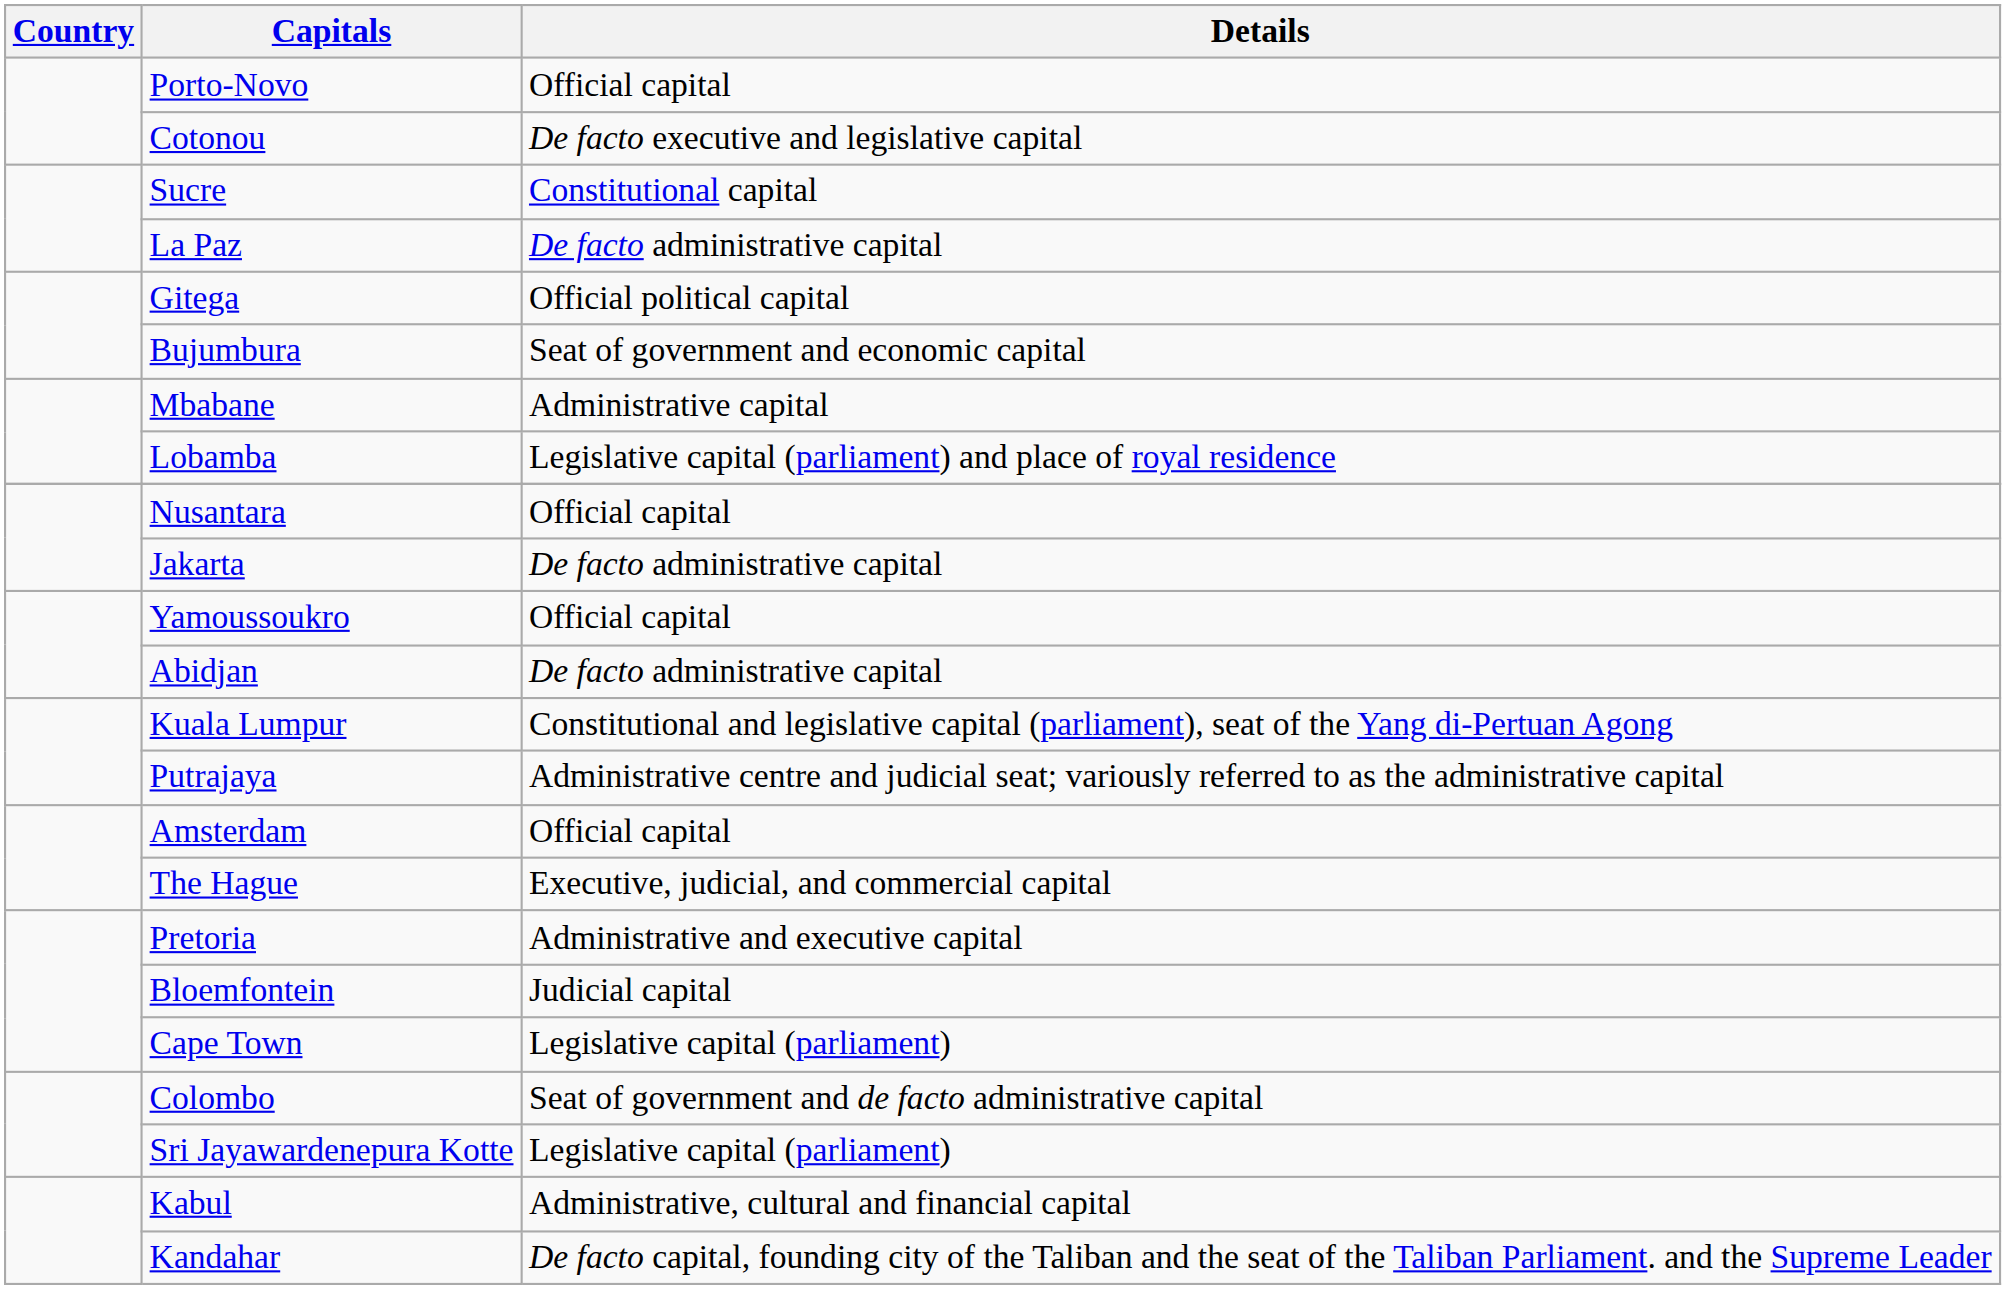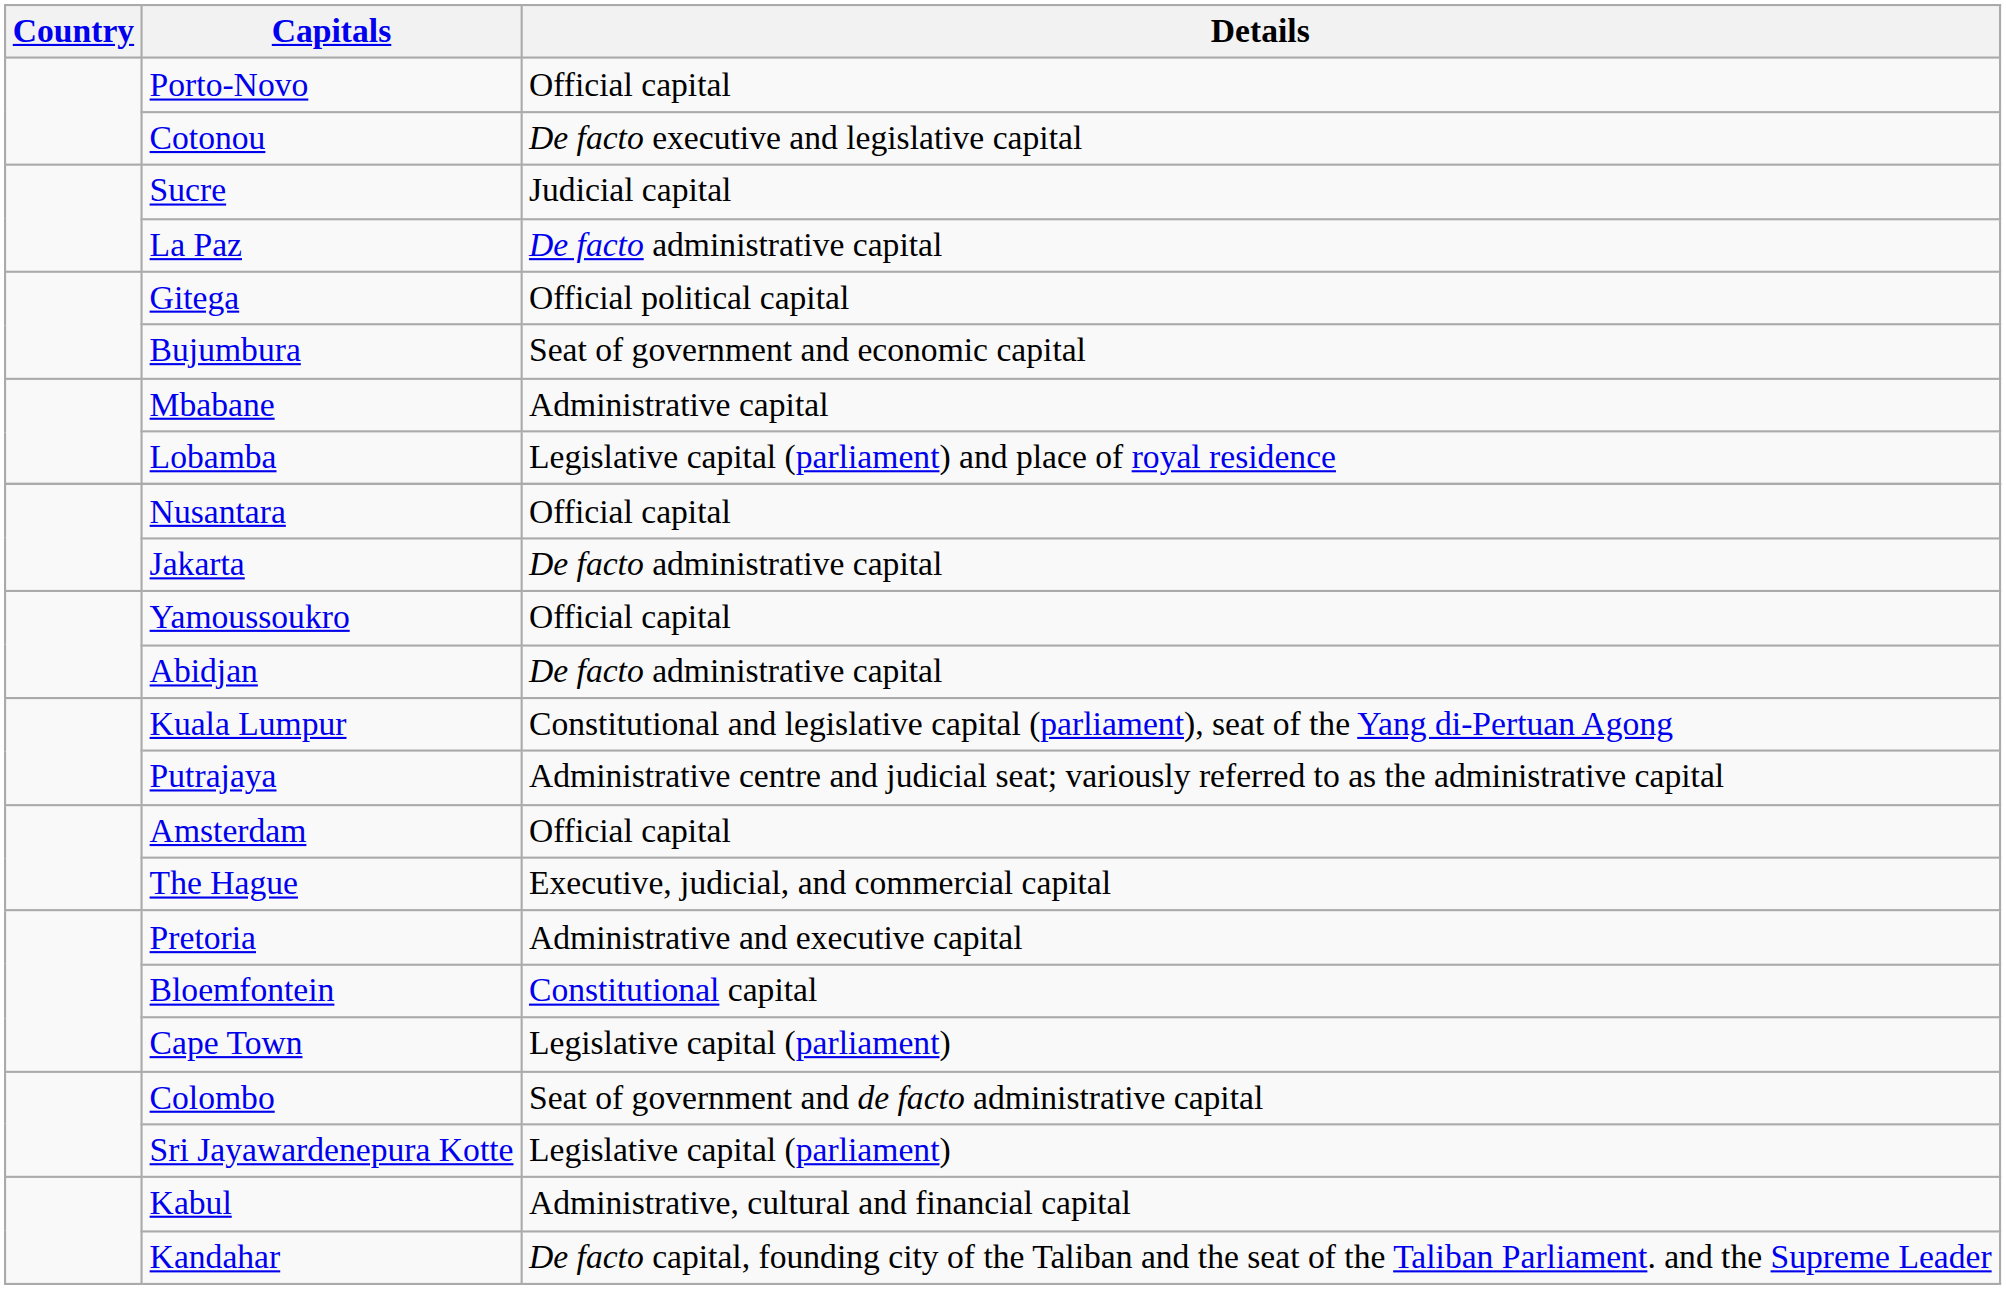(673, 191) Constitutional capital -> (630, 191) Judicial capital
(630, 990) Judicial capital -> (673, 990) Constitutional capital
